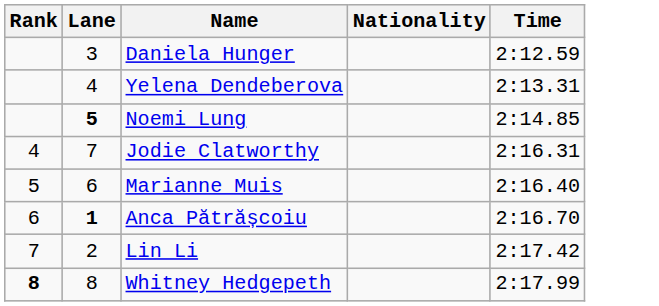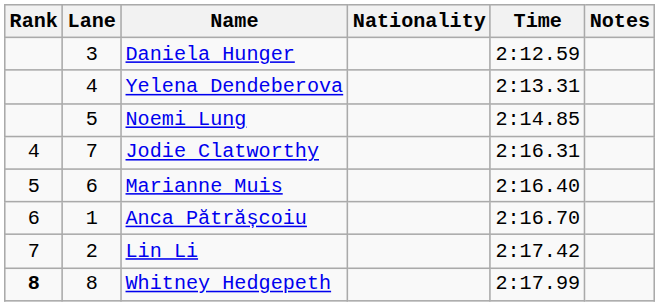+ column: (620, 21)
(92, 120) bold -> (92, 120) normal
(92, 218) bold -> (92, 218) normal
